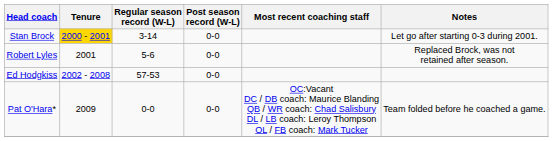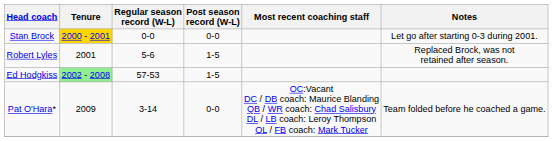(148, 36) 3-14 -> (148, 36) 0-0
(213, 56) 0-0 -> (213, 56) 1-5
(86, 75) no background -> (86, 75) lightgreen background
(213, 75) 0-0 -> (213, 75) 1-5
(148, 110) 0-0 -> (148, 110) 3-14
